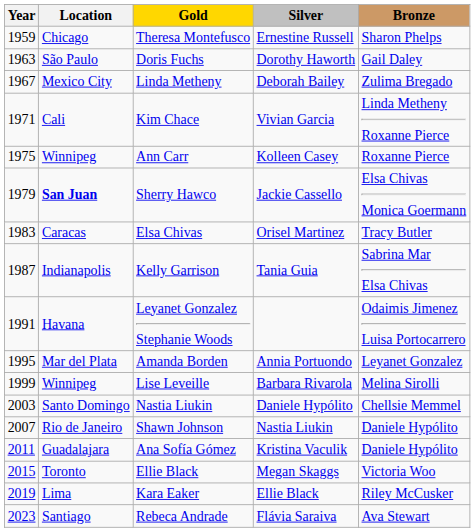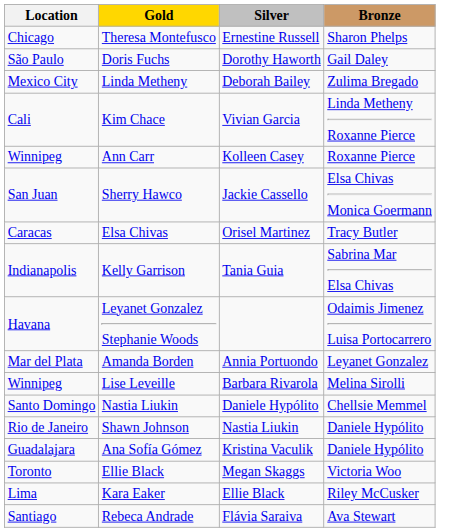- column: (22, 15)
(70, 194) bold -> (33, 194) normal
